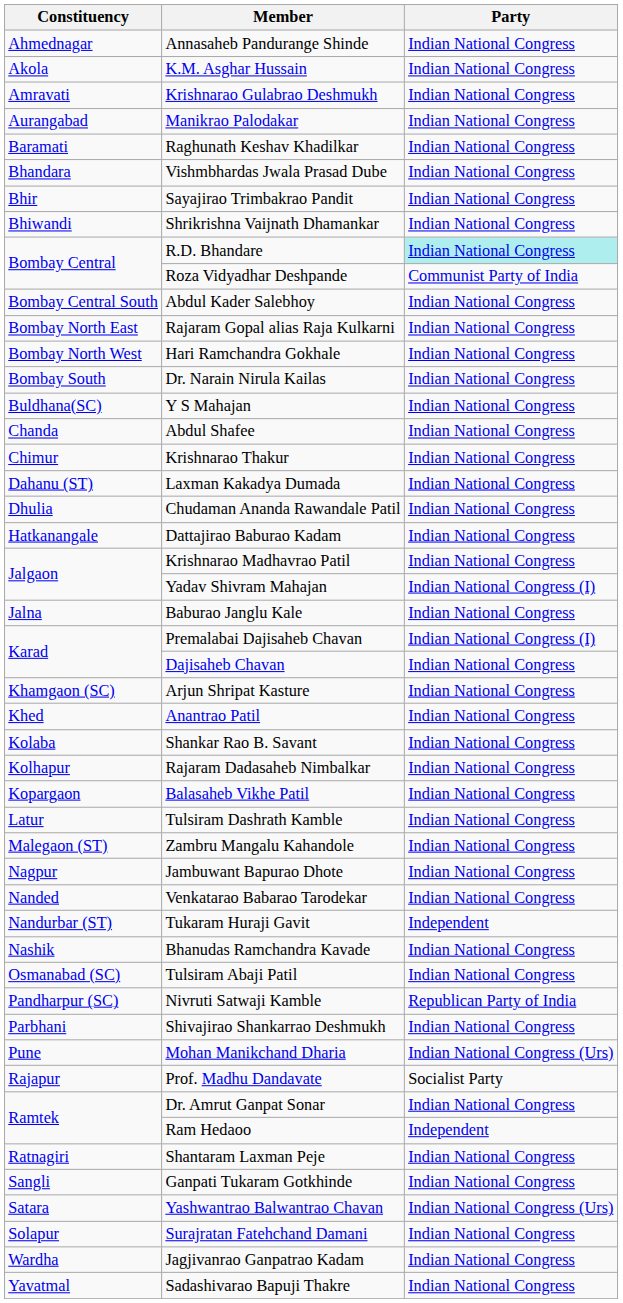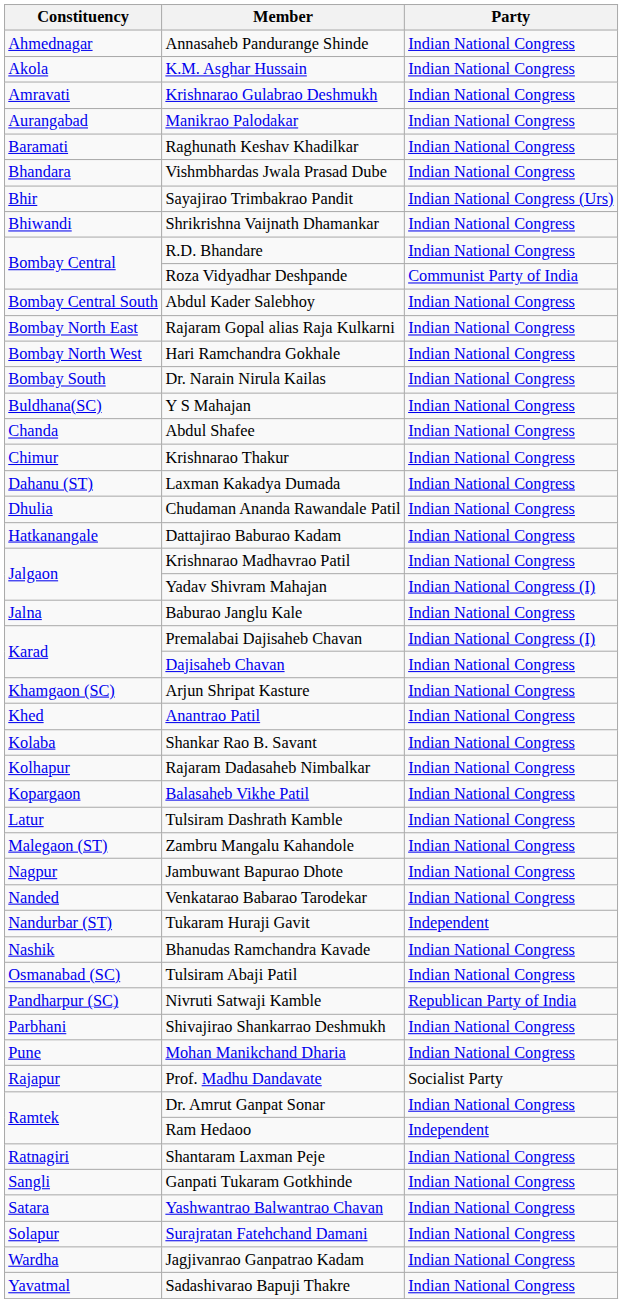(492, 198) Indian National Congress -> (511, 198) Indian National Congress (Urs)
(492, 250) paleturquoise background -> (492, 250) no background
(511, 1052) Indian National Congress (Urs) -> (492, 1052) Indian National Congress
(511, 1208) Indian National Congress (Urs) -> (492, 1208) Indian National Congress
